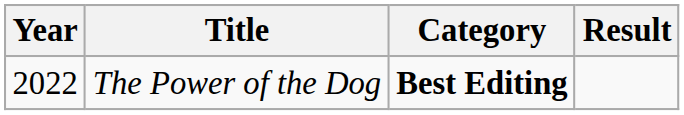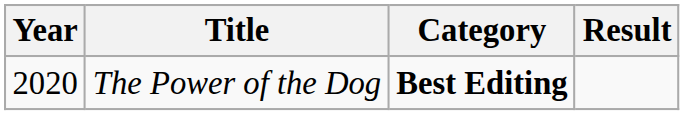(45, 82) 2022 -> (45, 82) 2020
